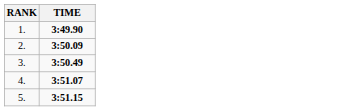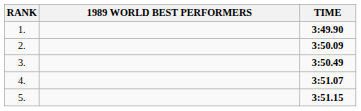+ column: (169, 13)
